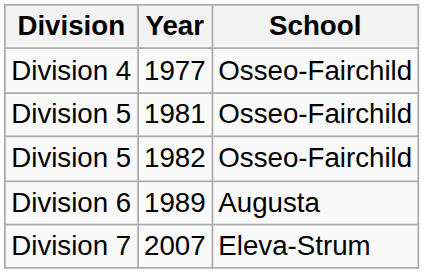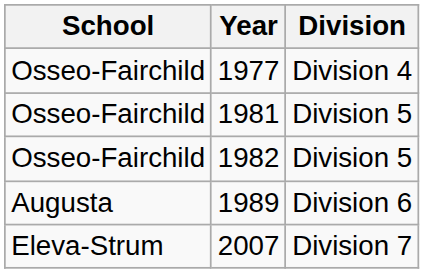columns swapped: (315, 26) <-> (71, 26)
